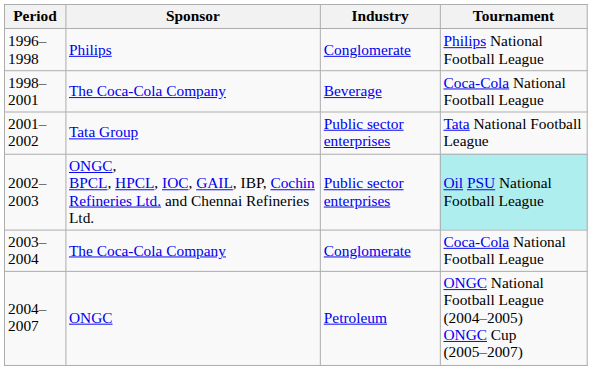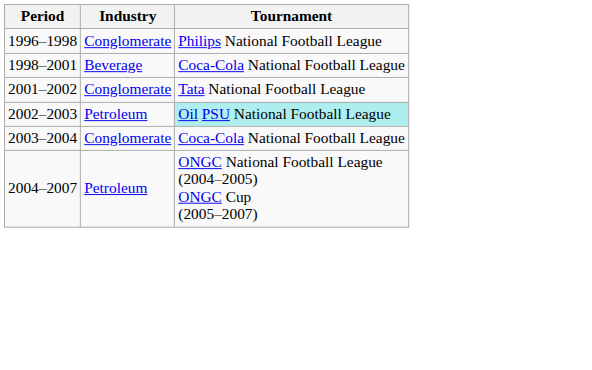- column: (193, 16)
(364, 132) Public sector enterprises -> (128, 89) Conglomerate
(364, 191) Public sector enterprises -> (116, 114) Petroleum
